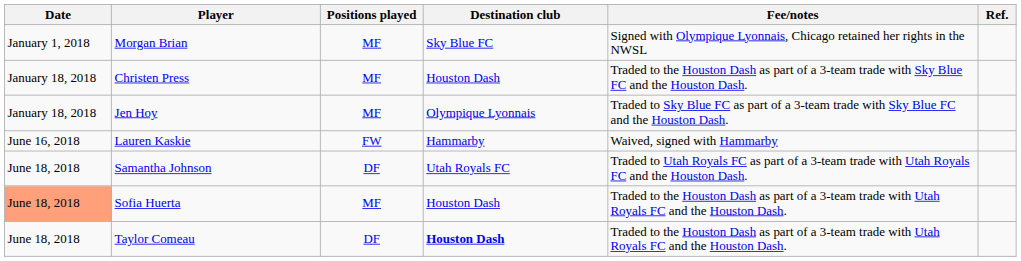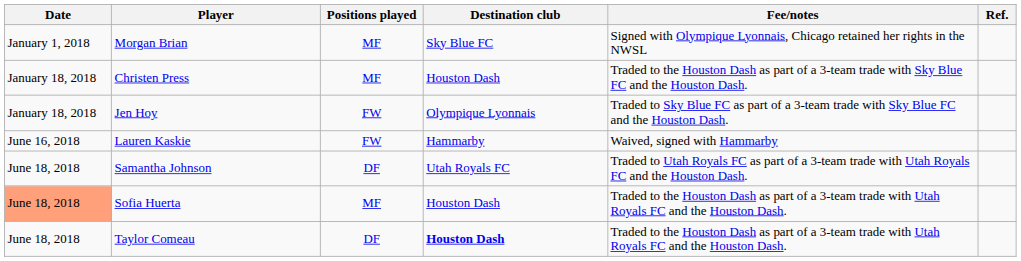(372, 112) MF -> (372, 112) FW
